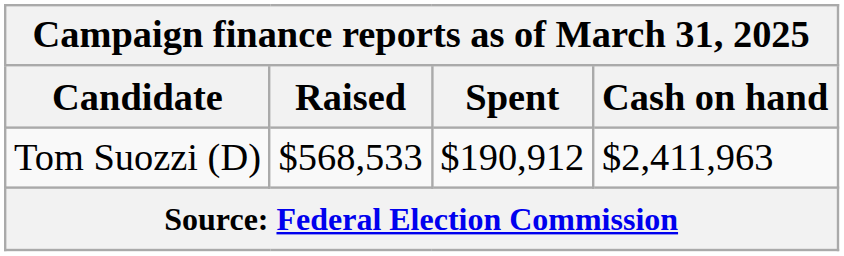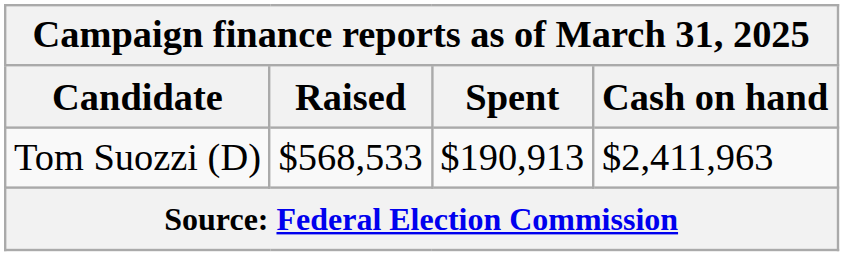(512, 156) $190,912 -> (512, 156) $190,913
